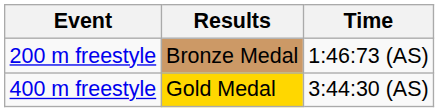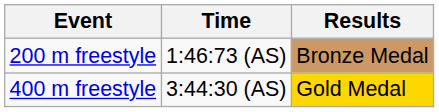columns swapped: (232, 21) <-> (368, 21)
